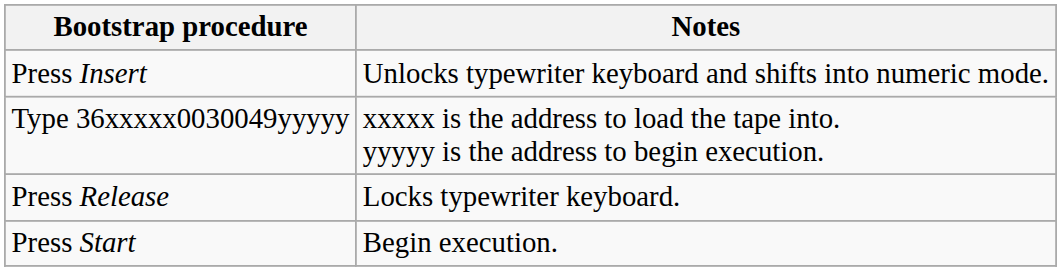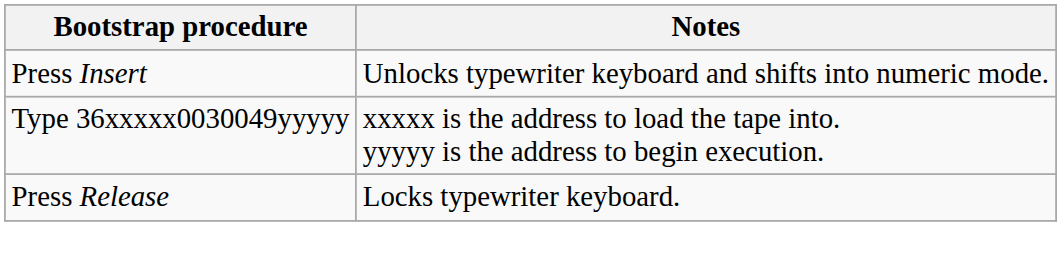- row: (74, 242)
